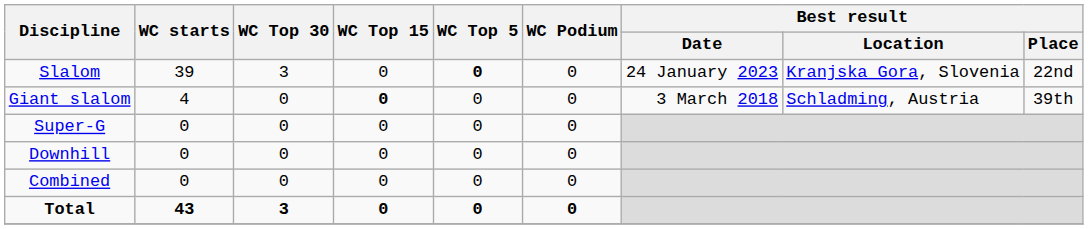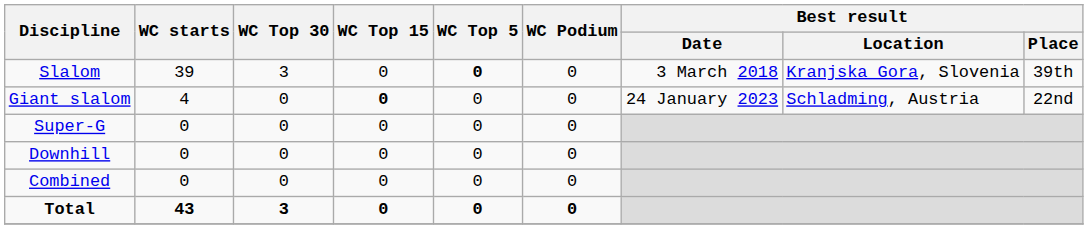(702, 73) 24 January 2023 -> (717, 73) 3 March 2018
(1053, 73) 22nd -> (1053, 73) 39th
(717, 101) 3 March 2018 -> (702, 101) 24 January 2023
(1053, 101) 39th -> (1053, 101) 22nd
